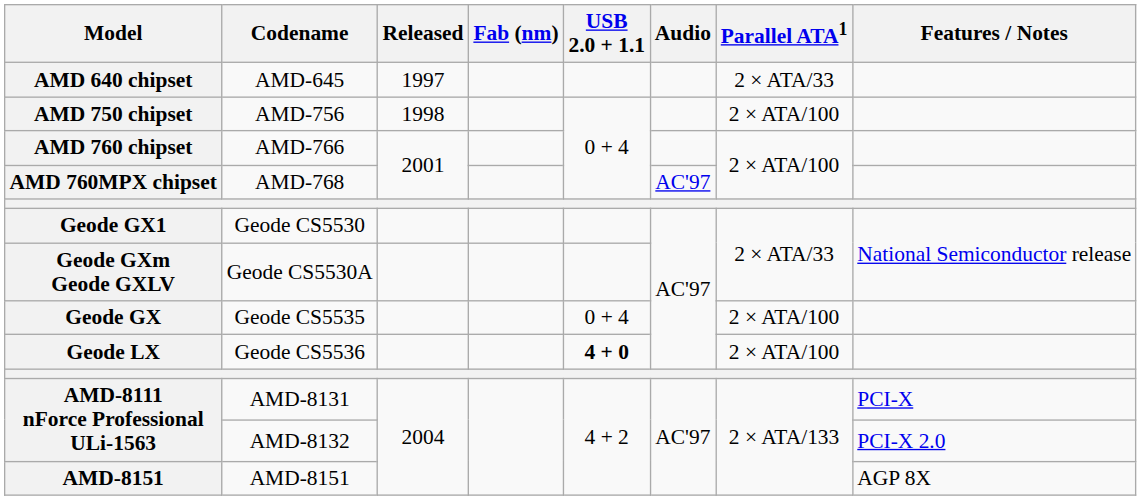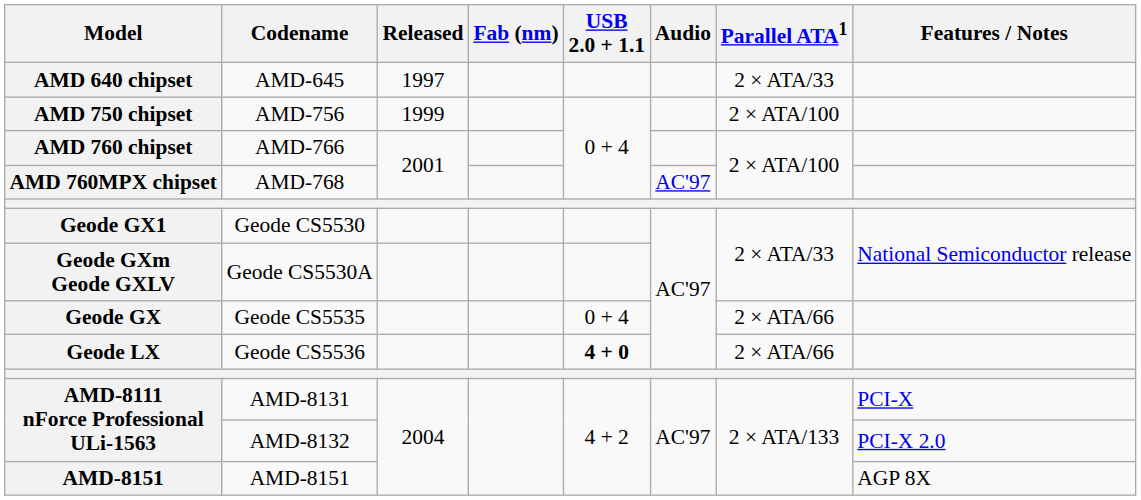(423, 113) 1998 -> (423, 113) 1999
(784, 317) 2 × ATA/100 -> (784, 317) 2 × ATA/66
(784, 351) 2 × ATA/100 -> (784, 351) 2 × ATA/66
